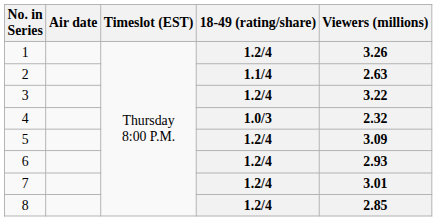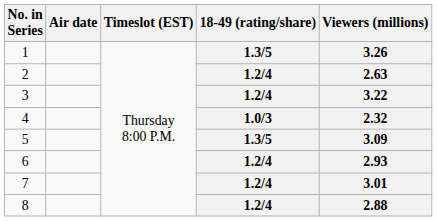(258, 52) 1.2/4 -> (258, 52) 1.3/5
(258, 74) 1.1/4 -> (258, 74) 1.2/4
(258, 140) 1.2/4 -> (258, 140) 1.3/5
(375, 205) 2.85 -> (375, 205) 2.88
